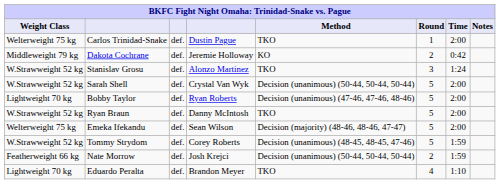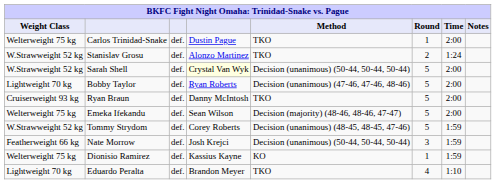- row: (118, 55)
(431, 69) 3 -> (427, 55) 2
(219, 84) no background -> (219, 69) lightyellow background
(45, 113) W.Strawweight 52 kg -> (42, 98) Cruiserweight 93 kg
(431, 157) 2 -> (427, 142) 3
+ row: (118, 157)
